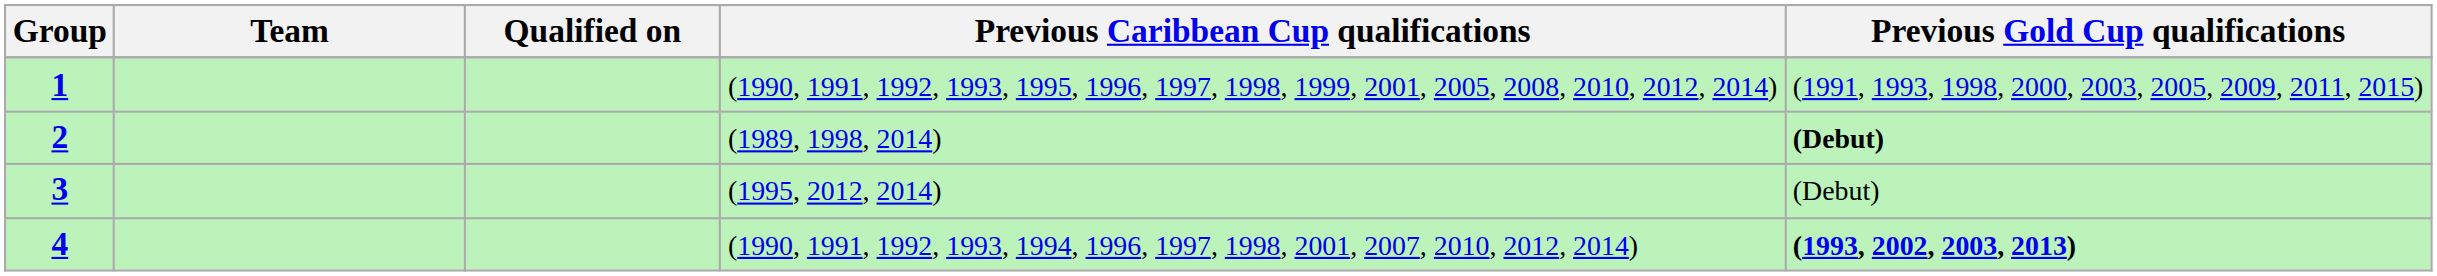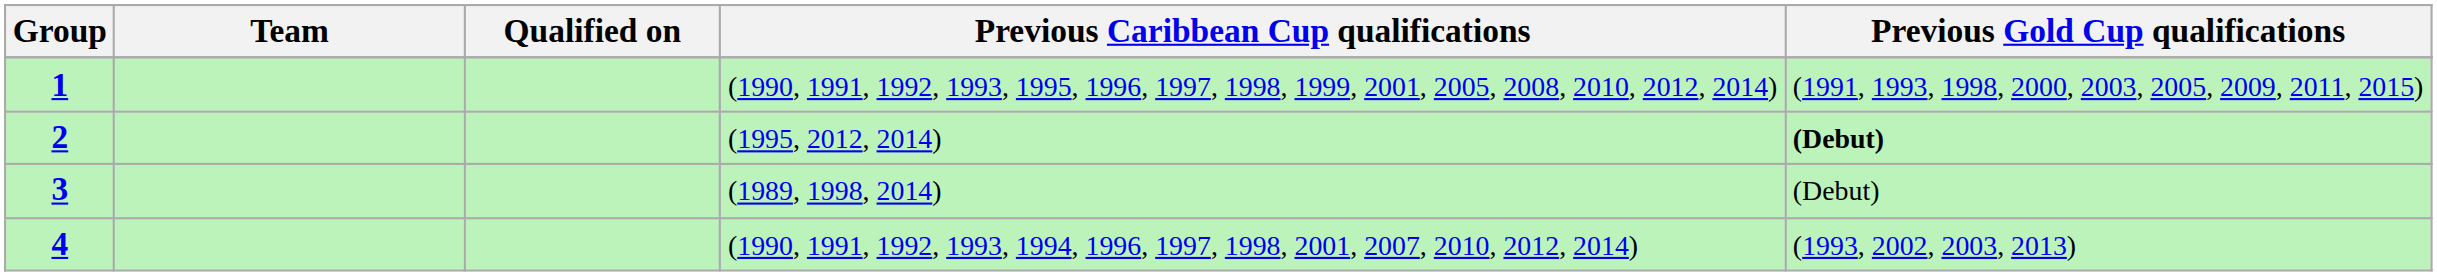(835, 139) (1989, 1998, 2014) -> (835, 139) (1995, 2012, 2014)
(835, 192) (1995, 2012, 2014) -> (835, 192) (1989, 1998, 2014)
(1934, 243) bold -> (1934, 245) normal
